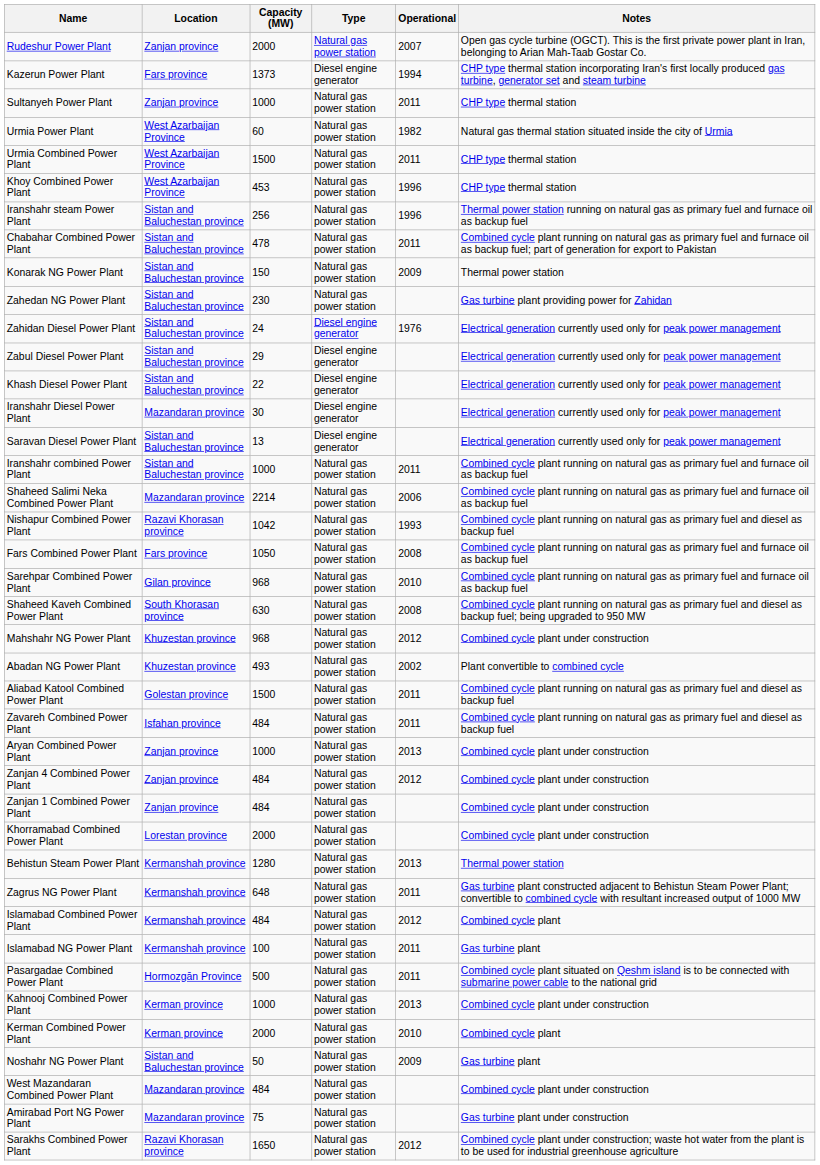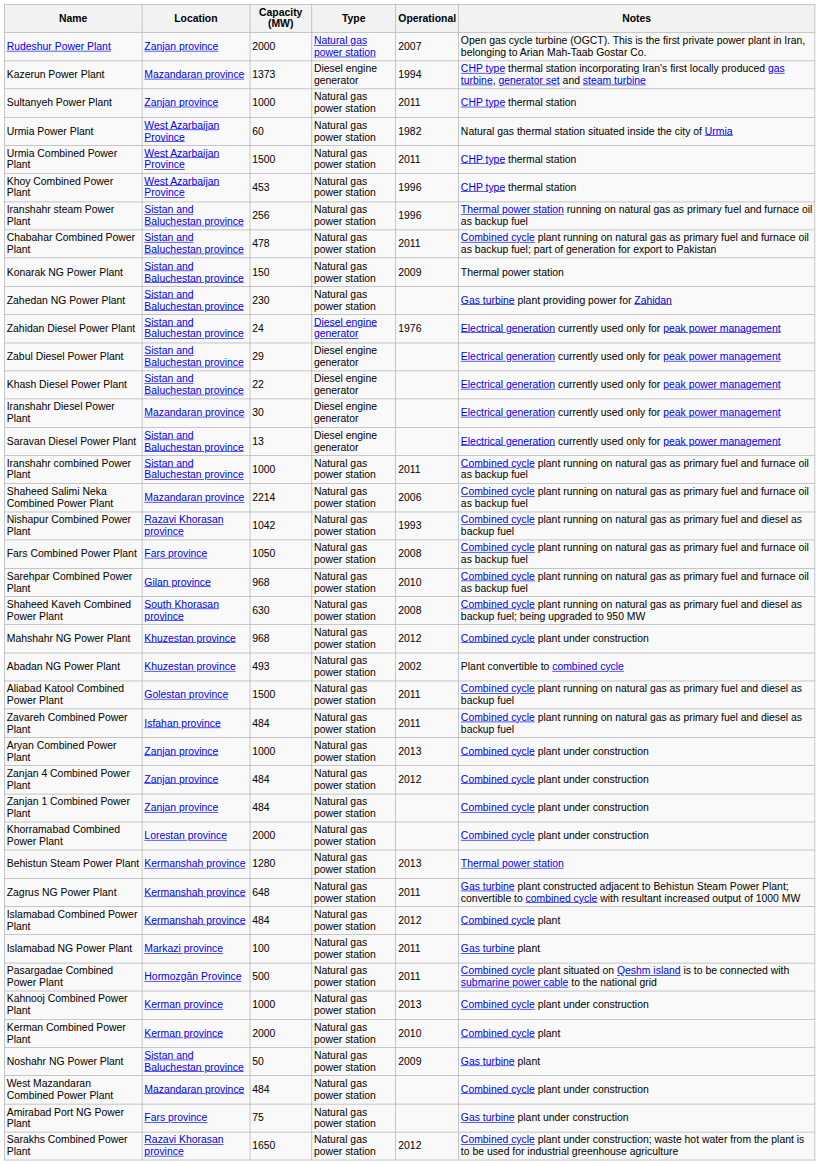(176, 74) Fars province -> (194, 74) Mazandaran province
(195, 948) Kermanshah province -> (184, 948) Markazi province
(194, 1118) Mazandaran province -> (176, 1118) Fars province
